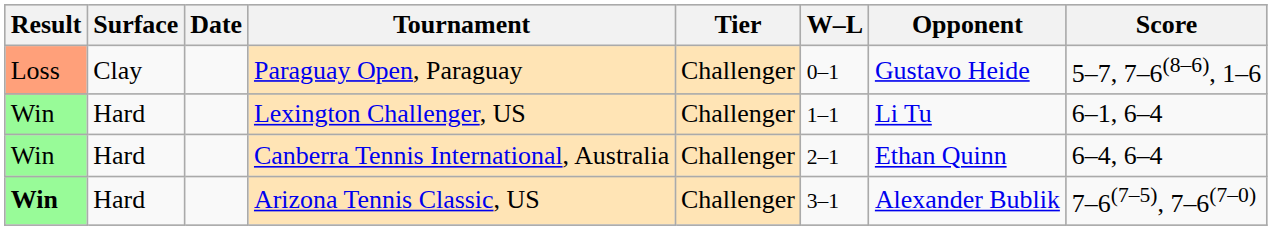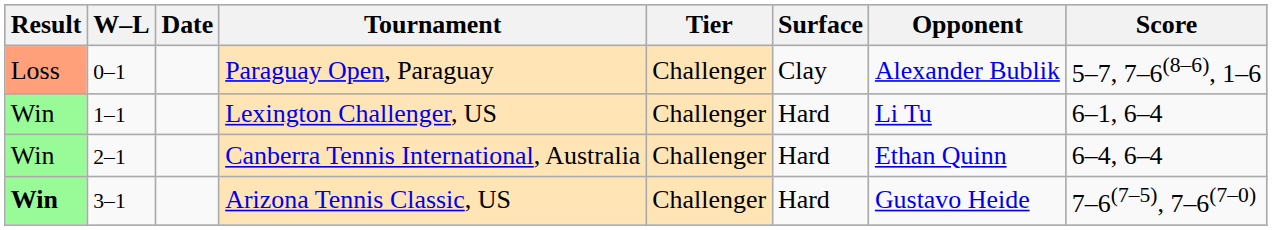columns swapped: (835, 25) <-> (136, 25)
(952, 69) Gustavo Heide -> (967, 69) Alexander Bublik
(967, 199) Alexander Bublik -> (952, 199) Gustavo Heide
